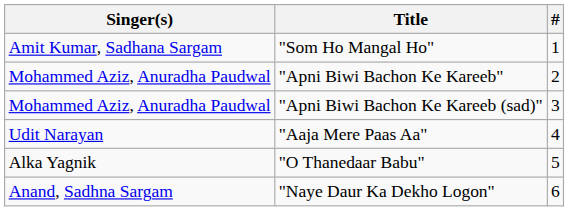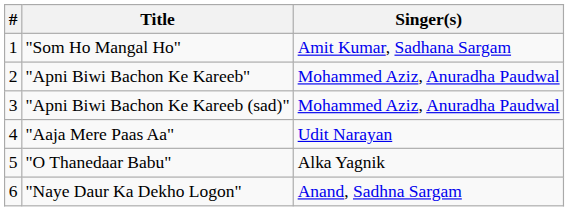columns swapped: (555, 19) <-> (140, 19)
